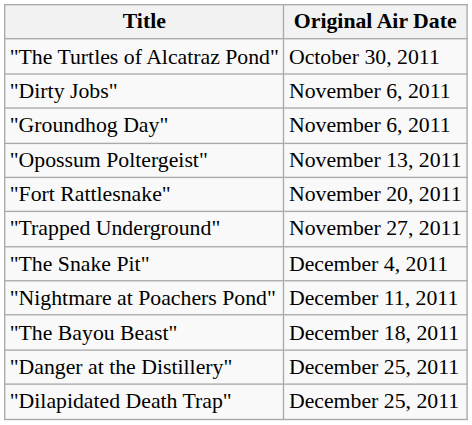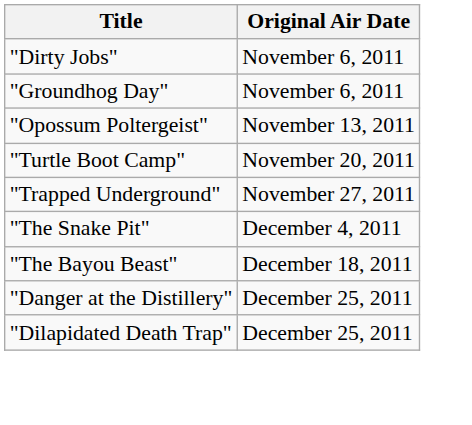- row: (144, 56)
- row: (90, 194)
+ row: (97, 159)
- row: (143, 297)
